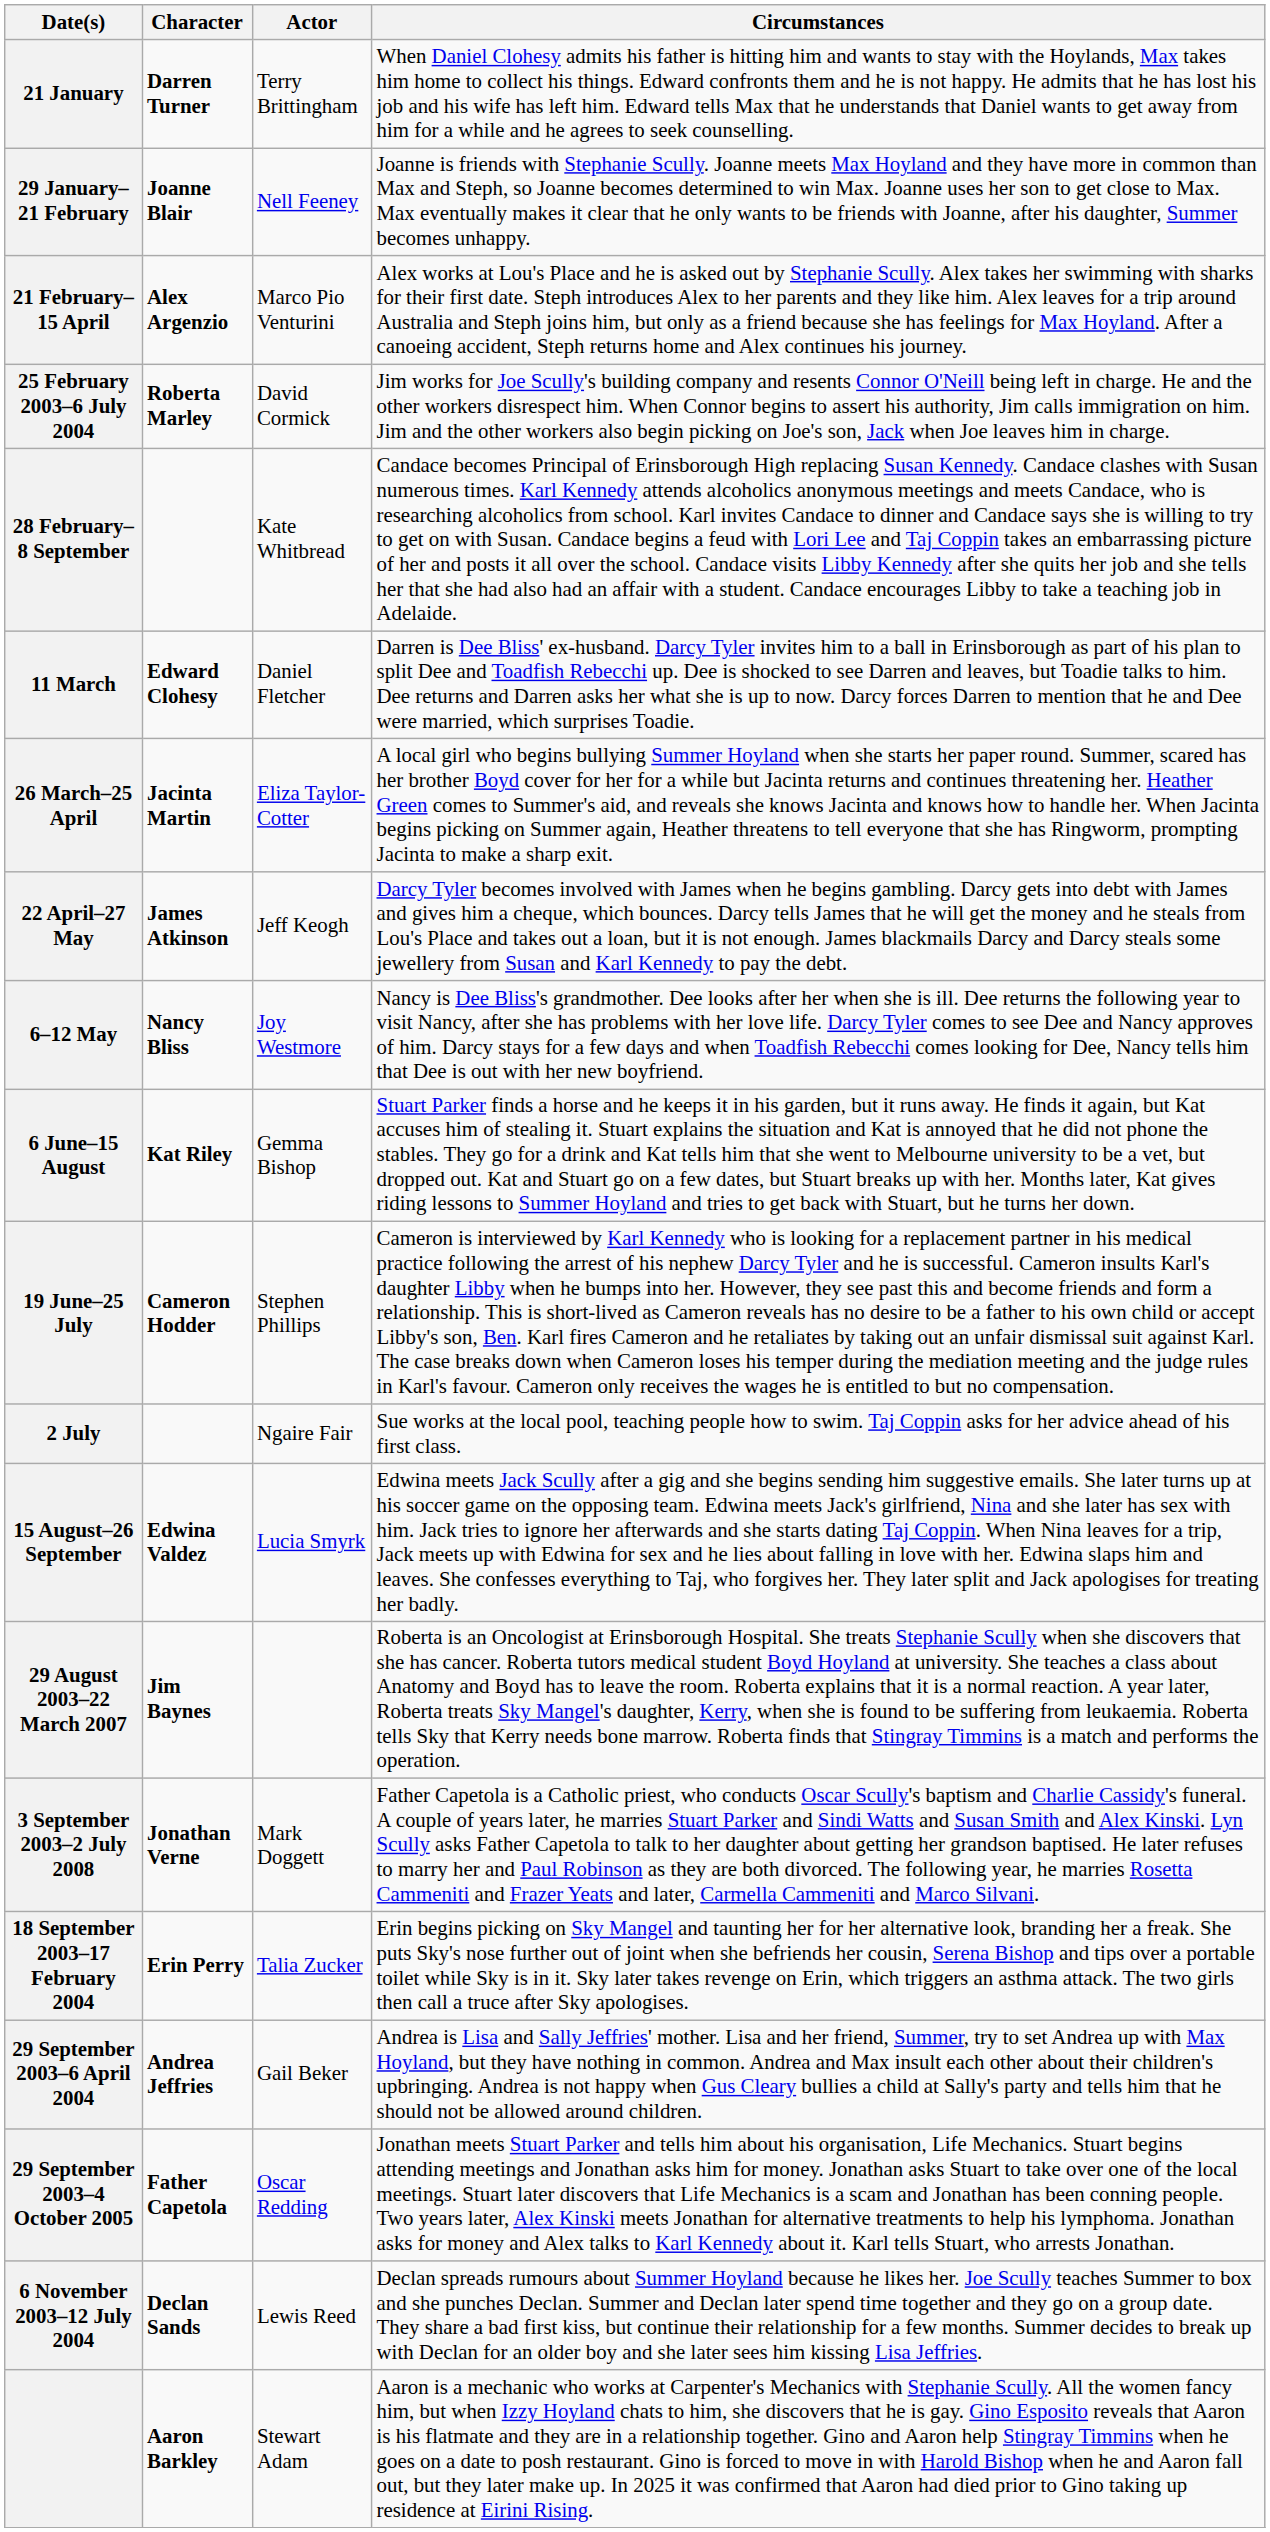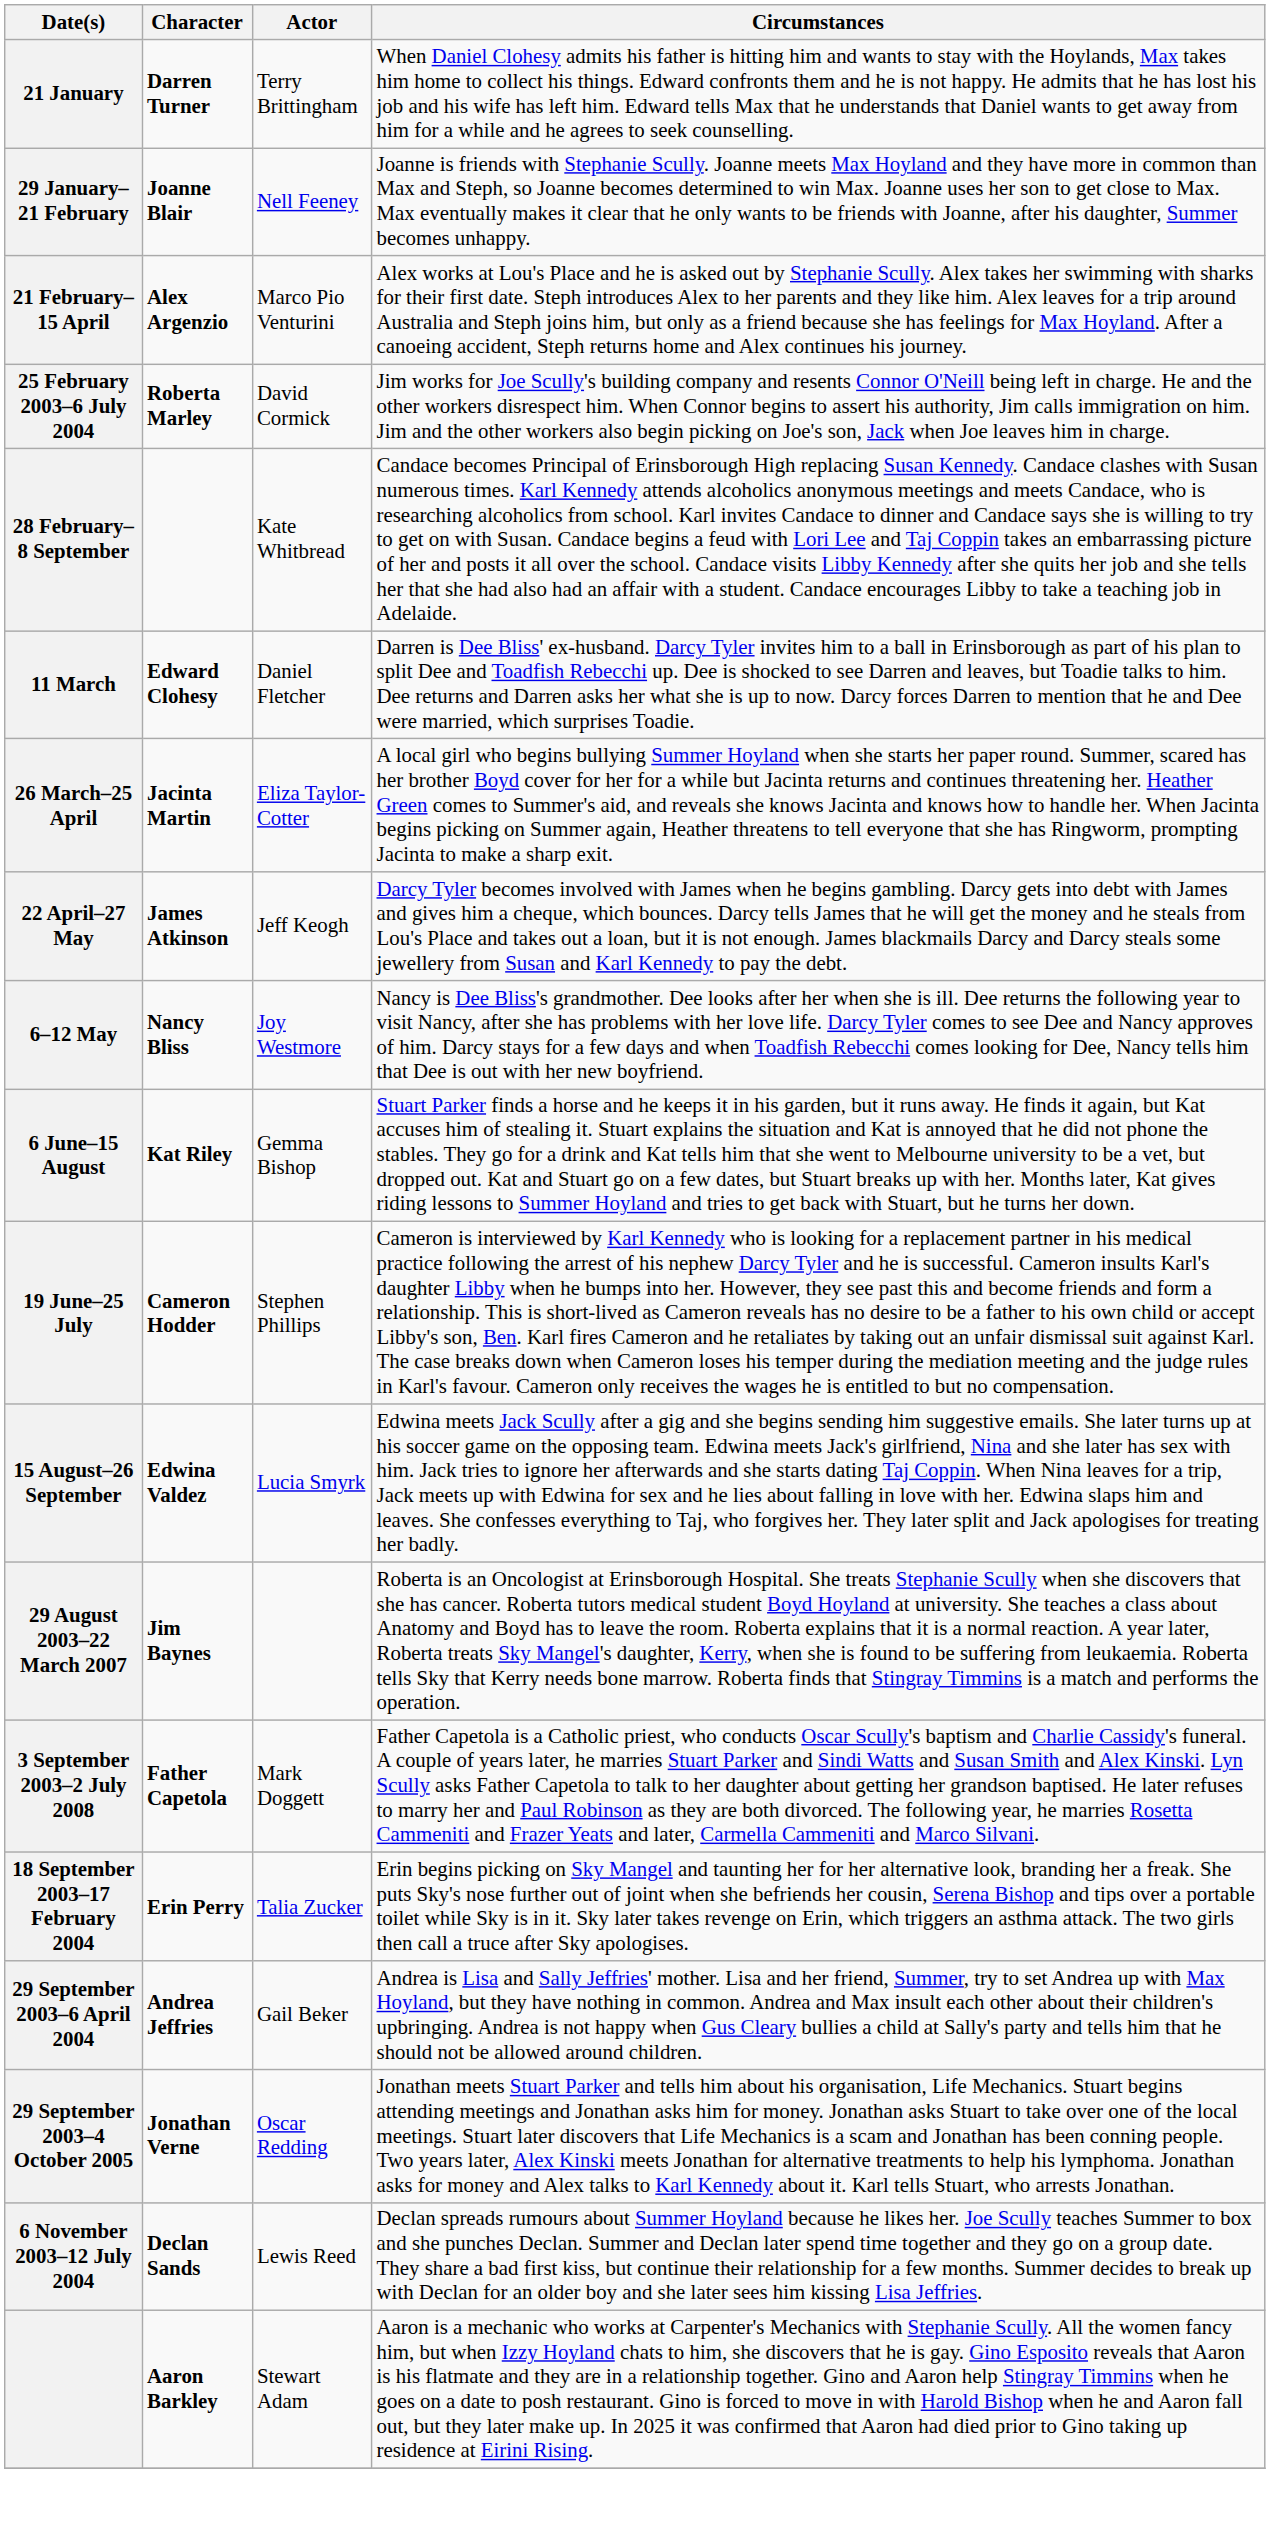- row: (73, 1433)
(189, 1845) Jonathan Verne -> (187, 1786) Father Capetola
(187, 2194) Father Capetola -> (189, 2135) Jonathan Verne
